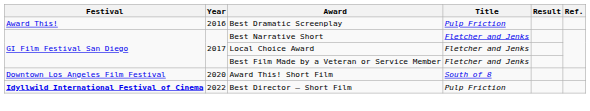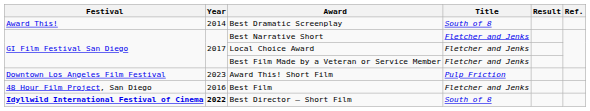(217, 23) 2016 -> (217, 23) 2014
(475, 23) Pulp Friction -> (468, 23) South of 8
(217, 74) 2020 -> (217, 74) 2023
(468, 74) South of 8 -> (475, 74) Pulp Friction
+ row: (251, 87)
(217, 87) normal -> (217, 100) bold
(475, 87) Pulp Friction -> (468, 100) South of 8
